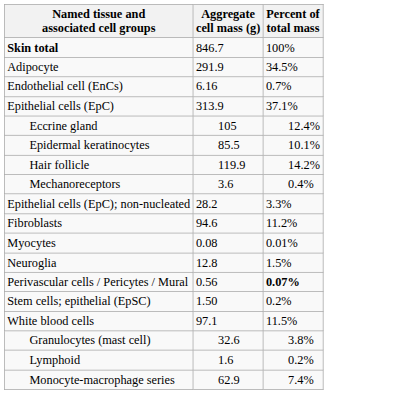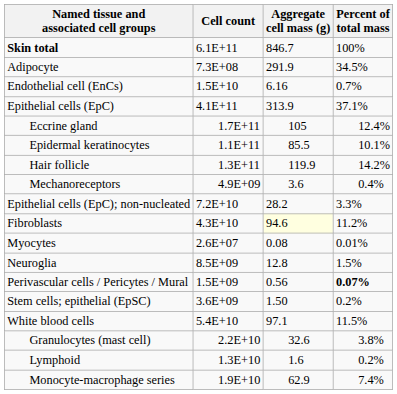+ column: (228, 21)
(207, 223) no background -> (277, 223) lightyellow background
